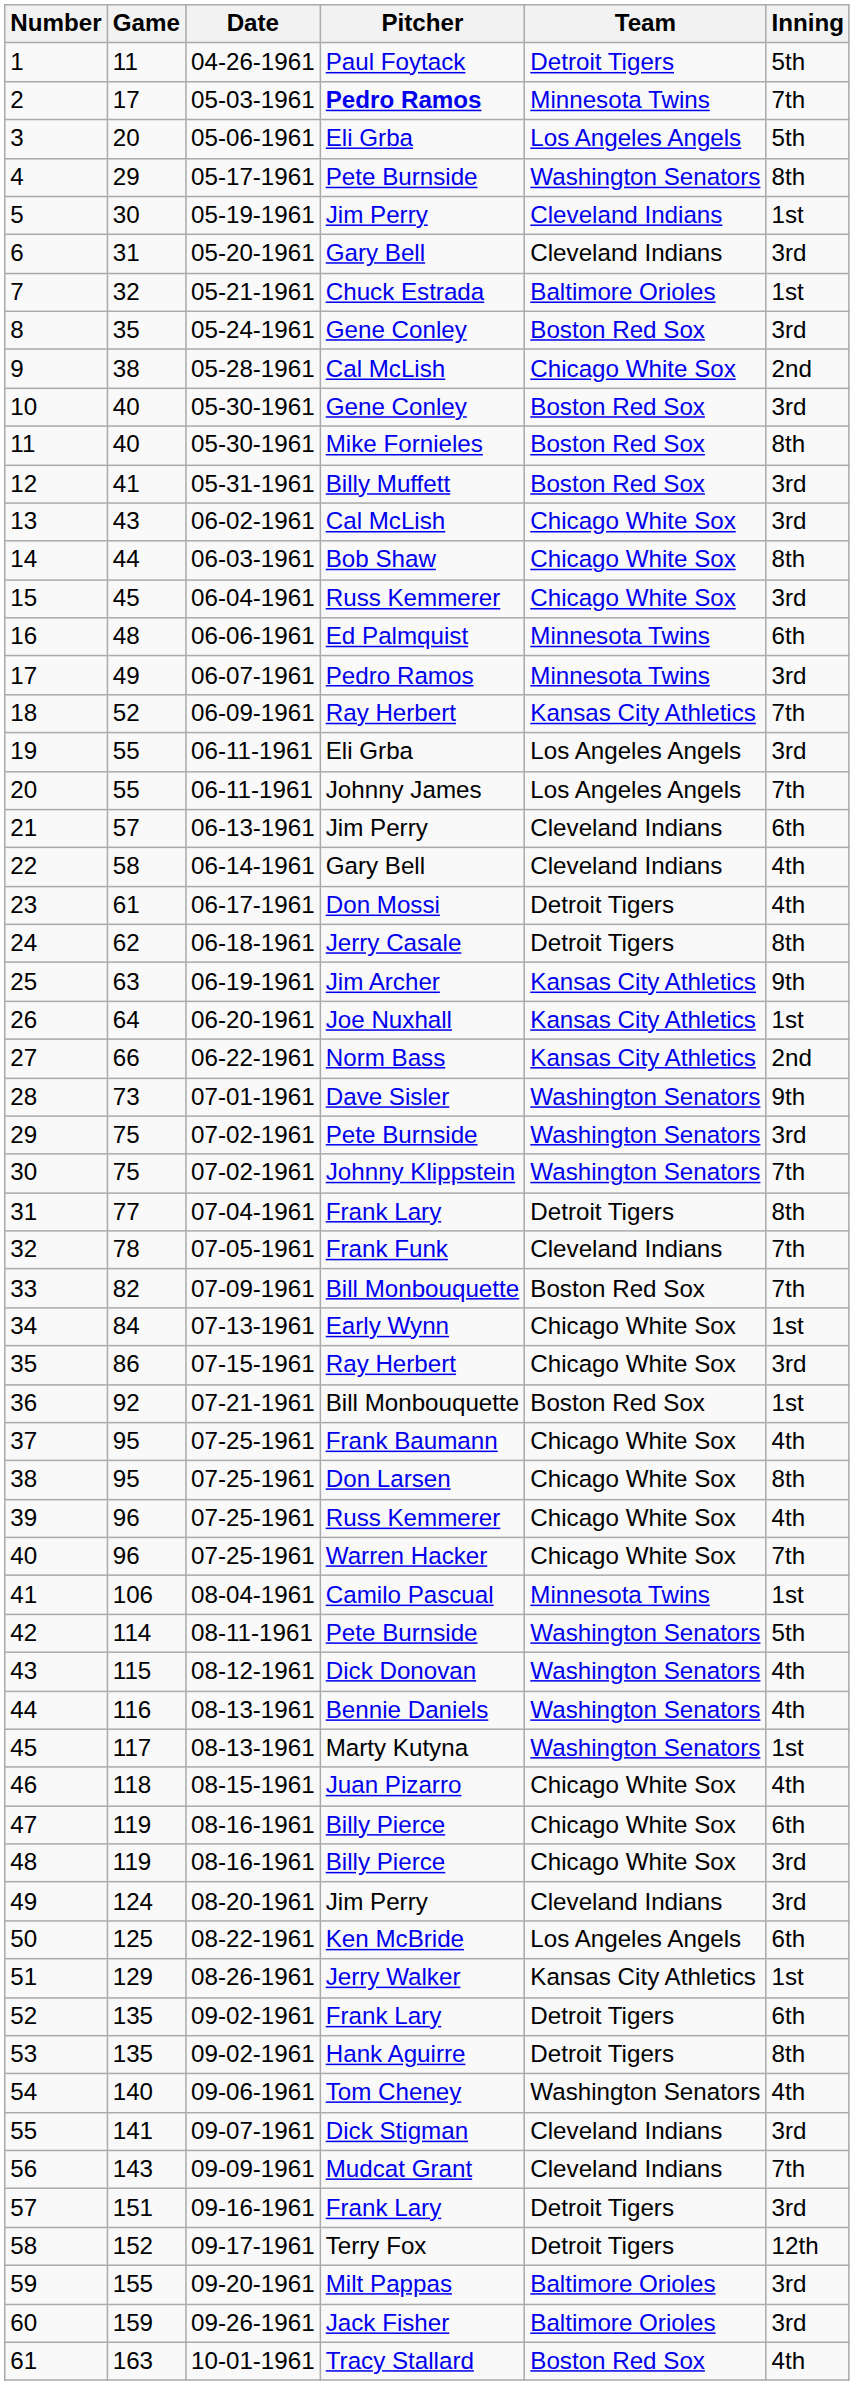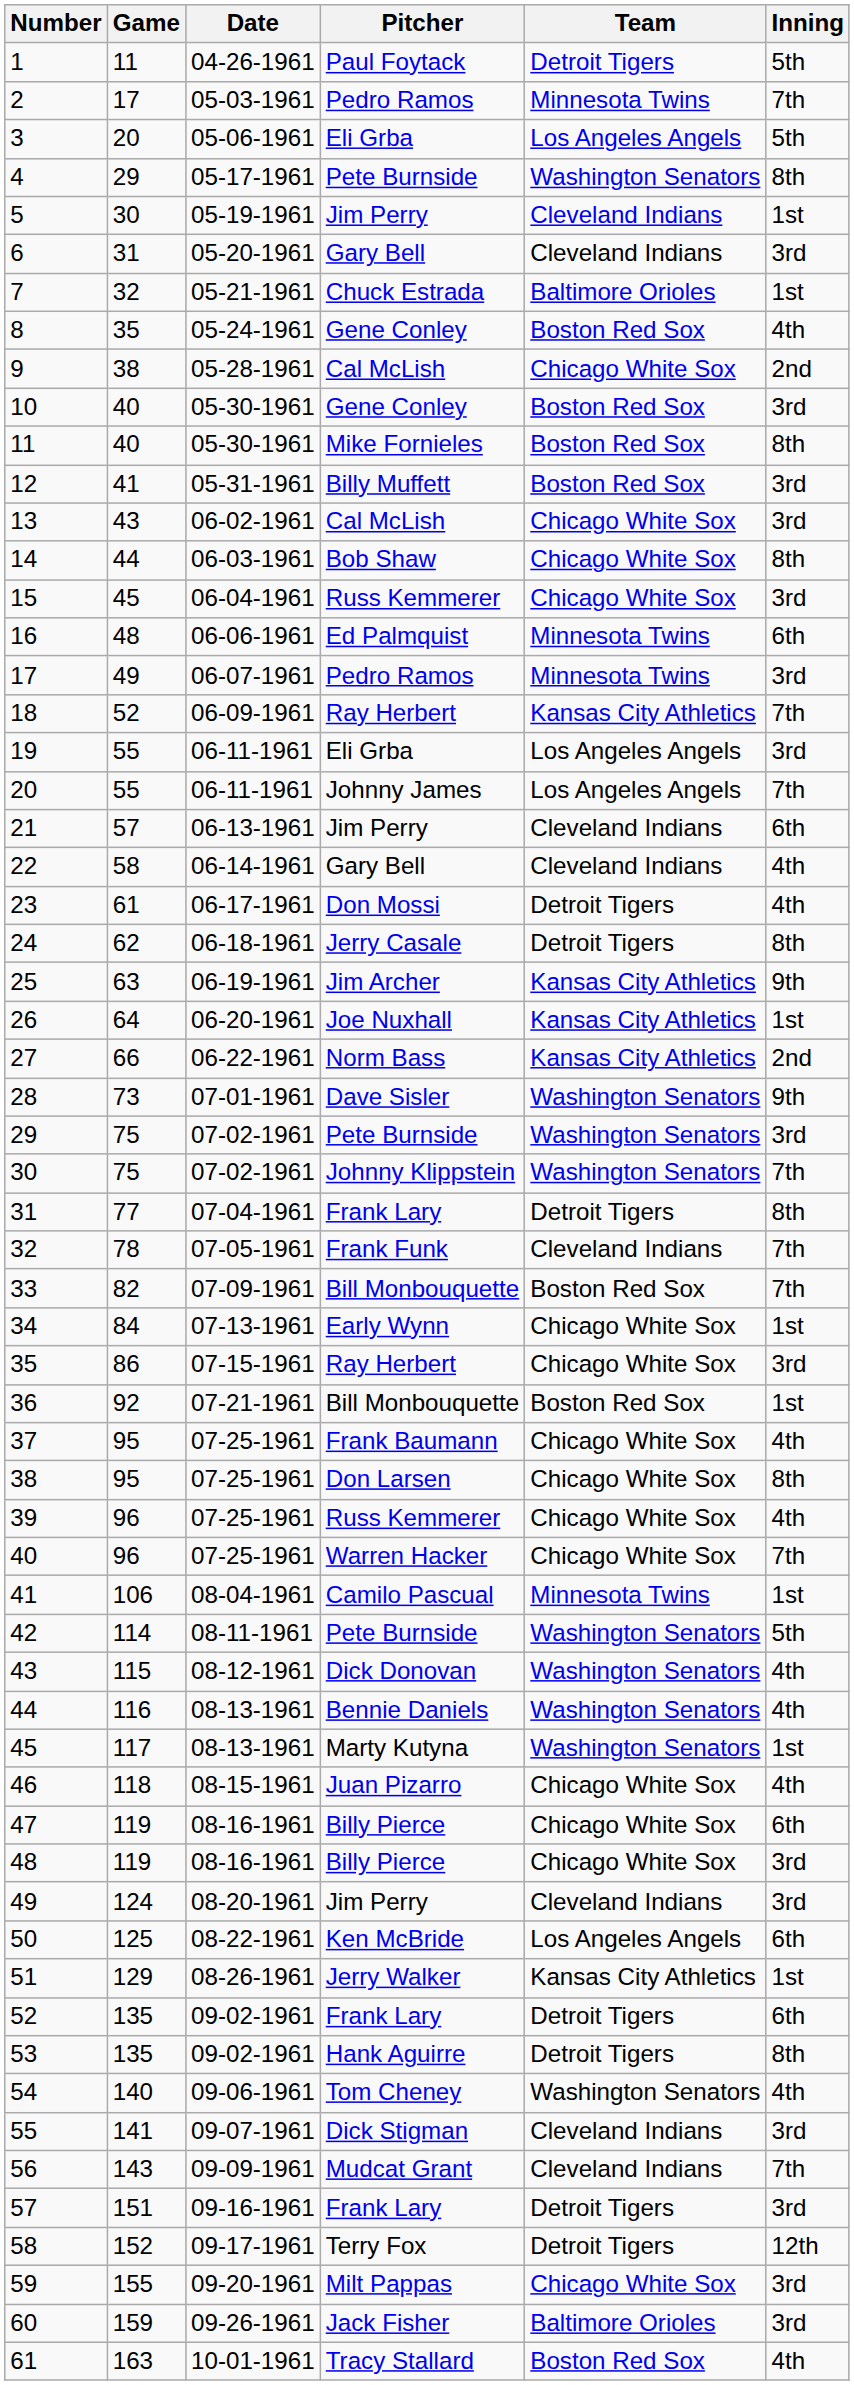(404, 100) bold -> (400, 100) normal
(789, 330) 3rd -> (788, 330) 4th
(623, 2284) Baltimore Orioles -> (633, 2284) Chicago White Sox
